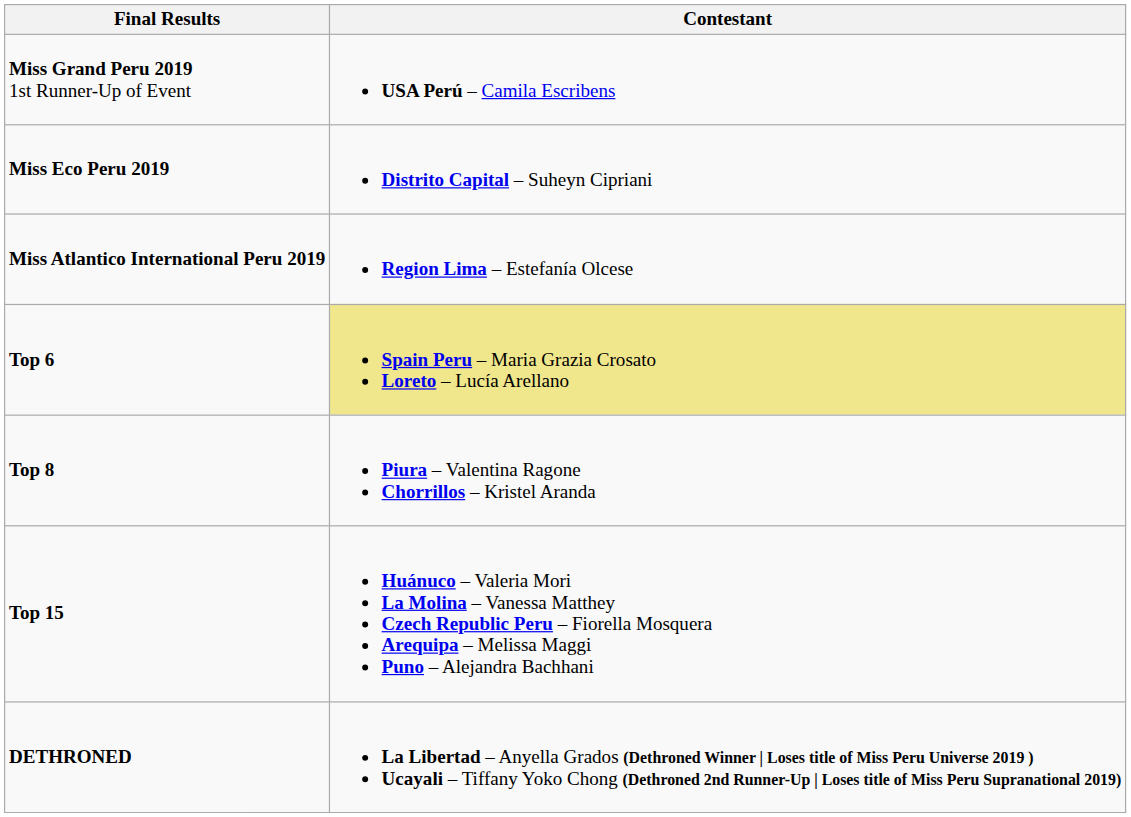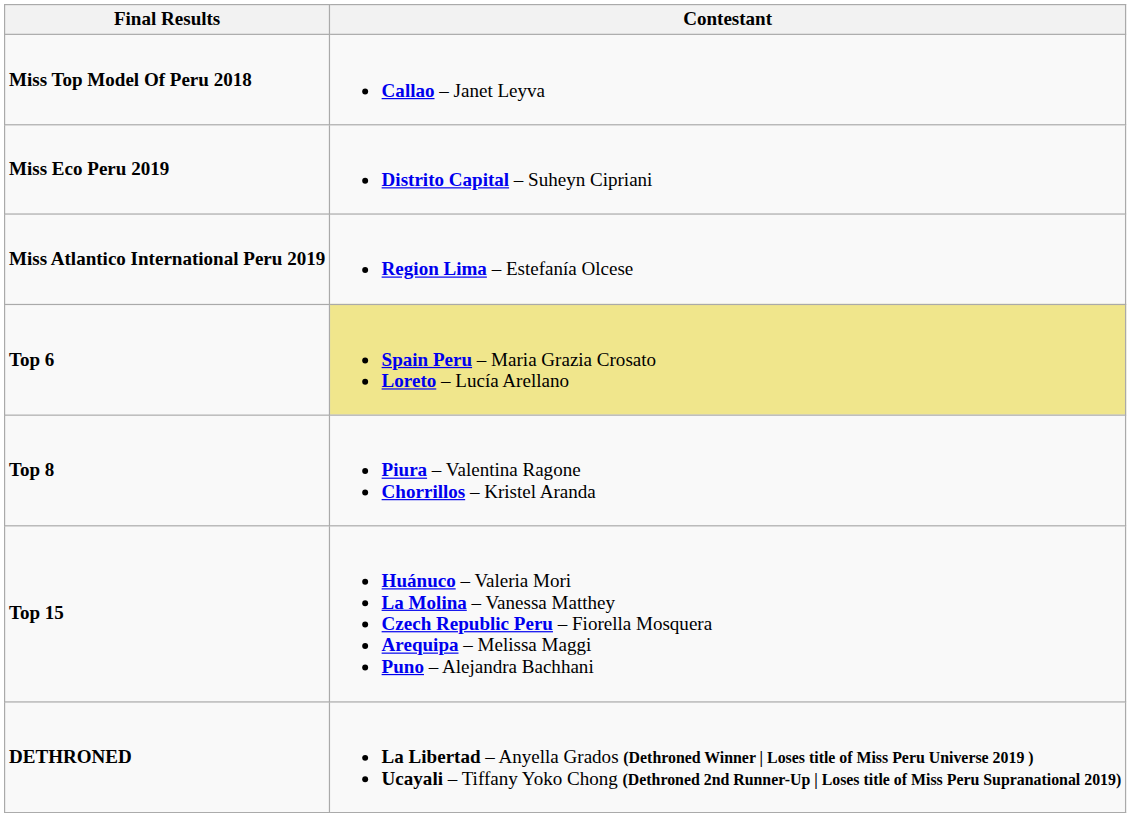- row: (101, 79)
+ row: (130, 79)
